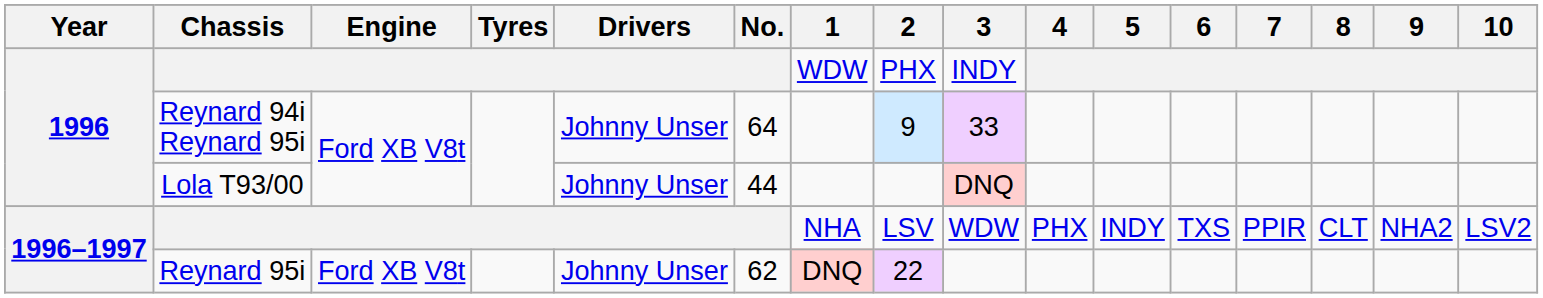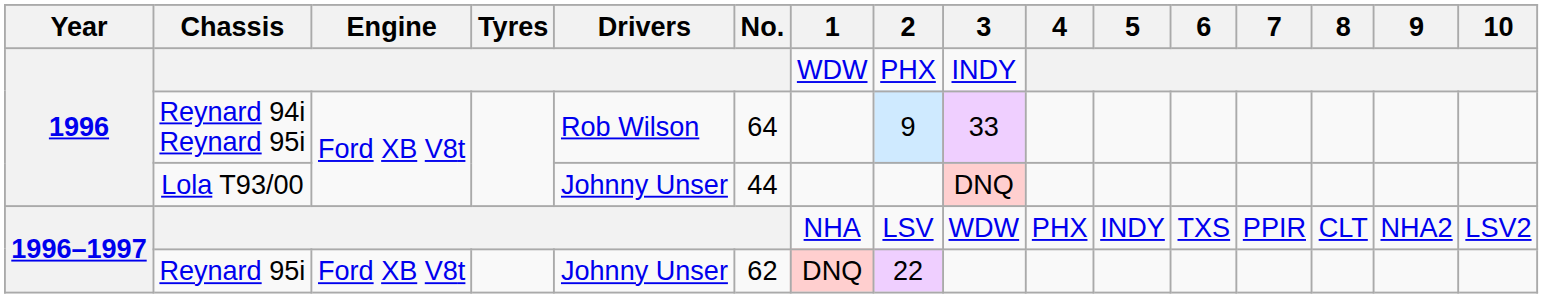(644, 127) Johnny Unser -> (630, 127) Rob Wilson
